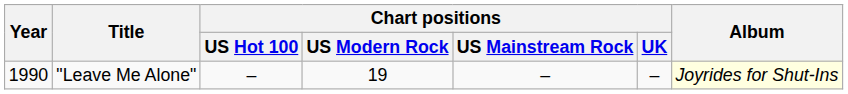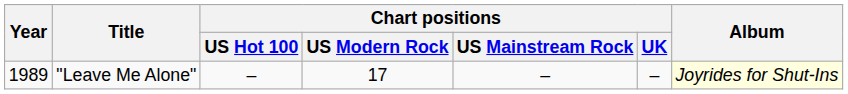(28, 74) 1990 -> (28, 74) 1989
(378, 74) 19 -> (378, 74) 17
